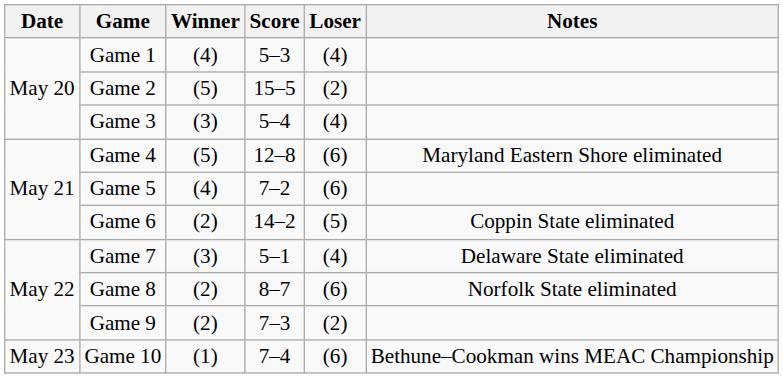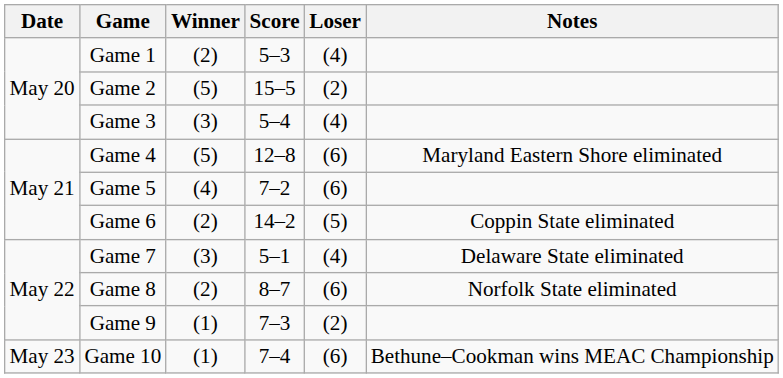(205, 54) (4) -> (205, 54) (2)
(205, 322) (2) -> (205, 322) (1)
